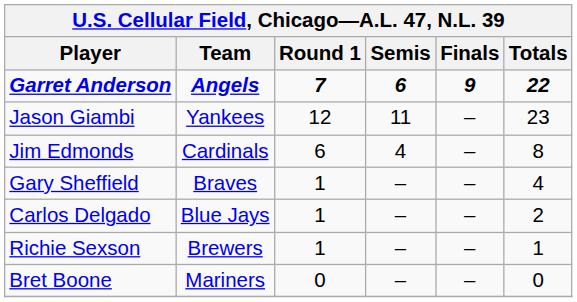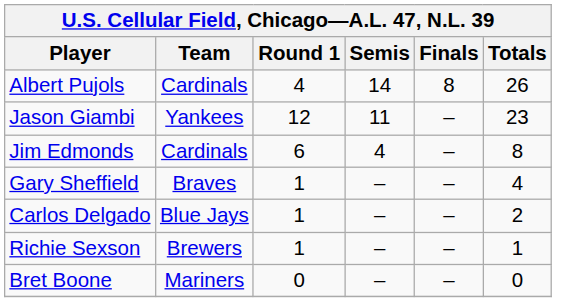- row: (90, 85)
+ row: (67, 85)
